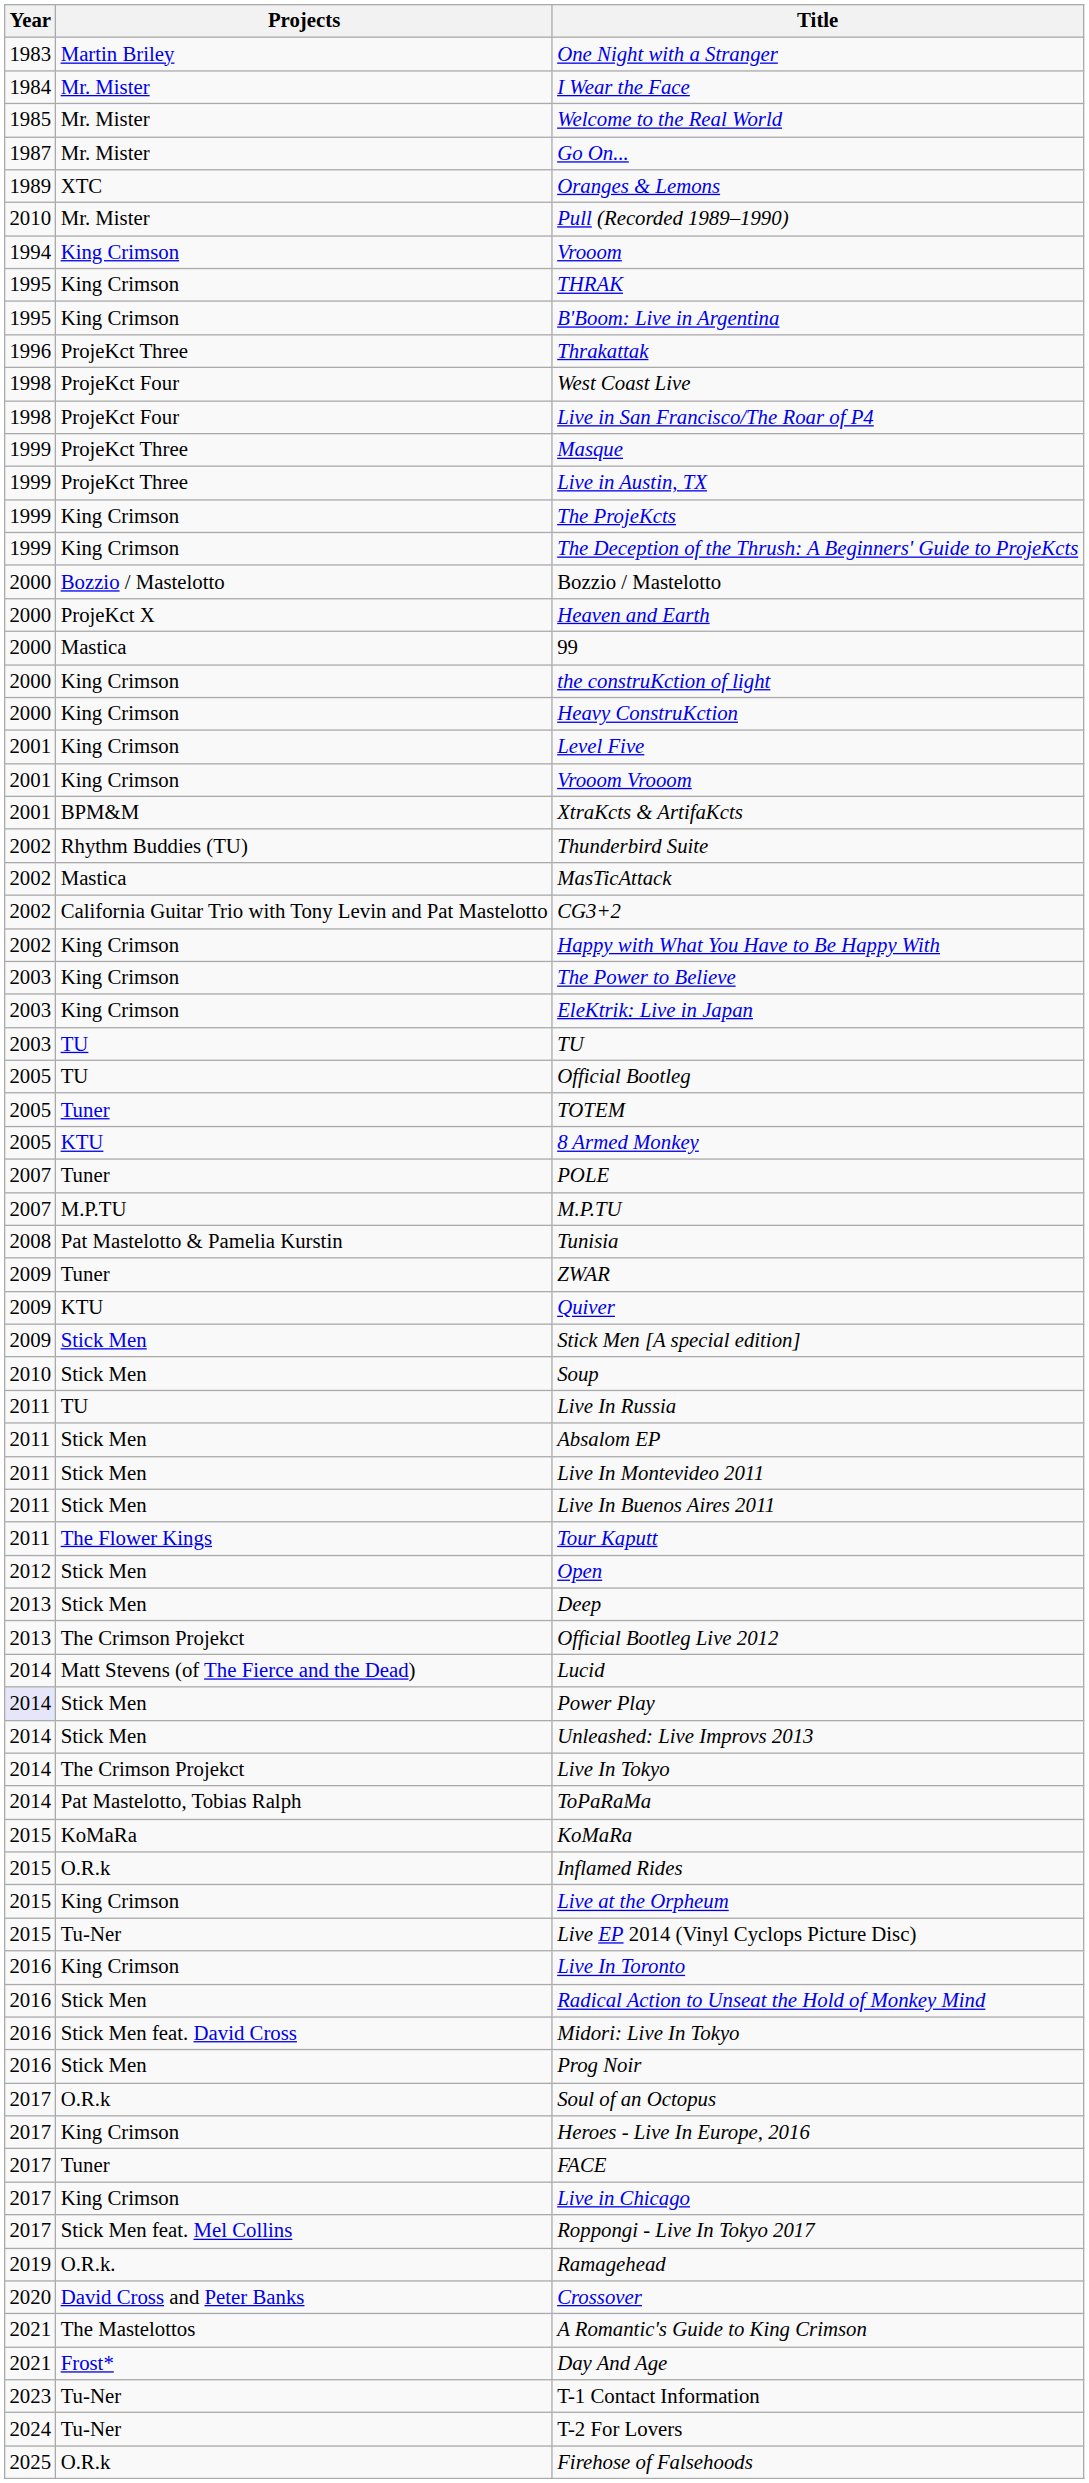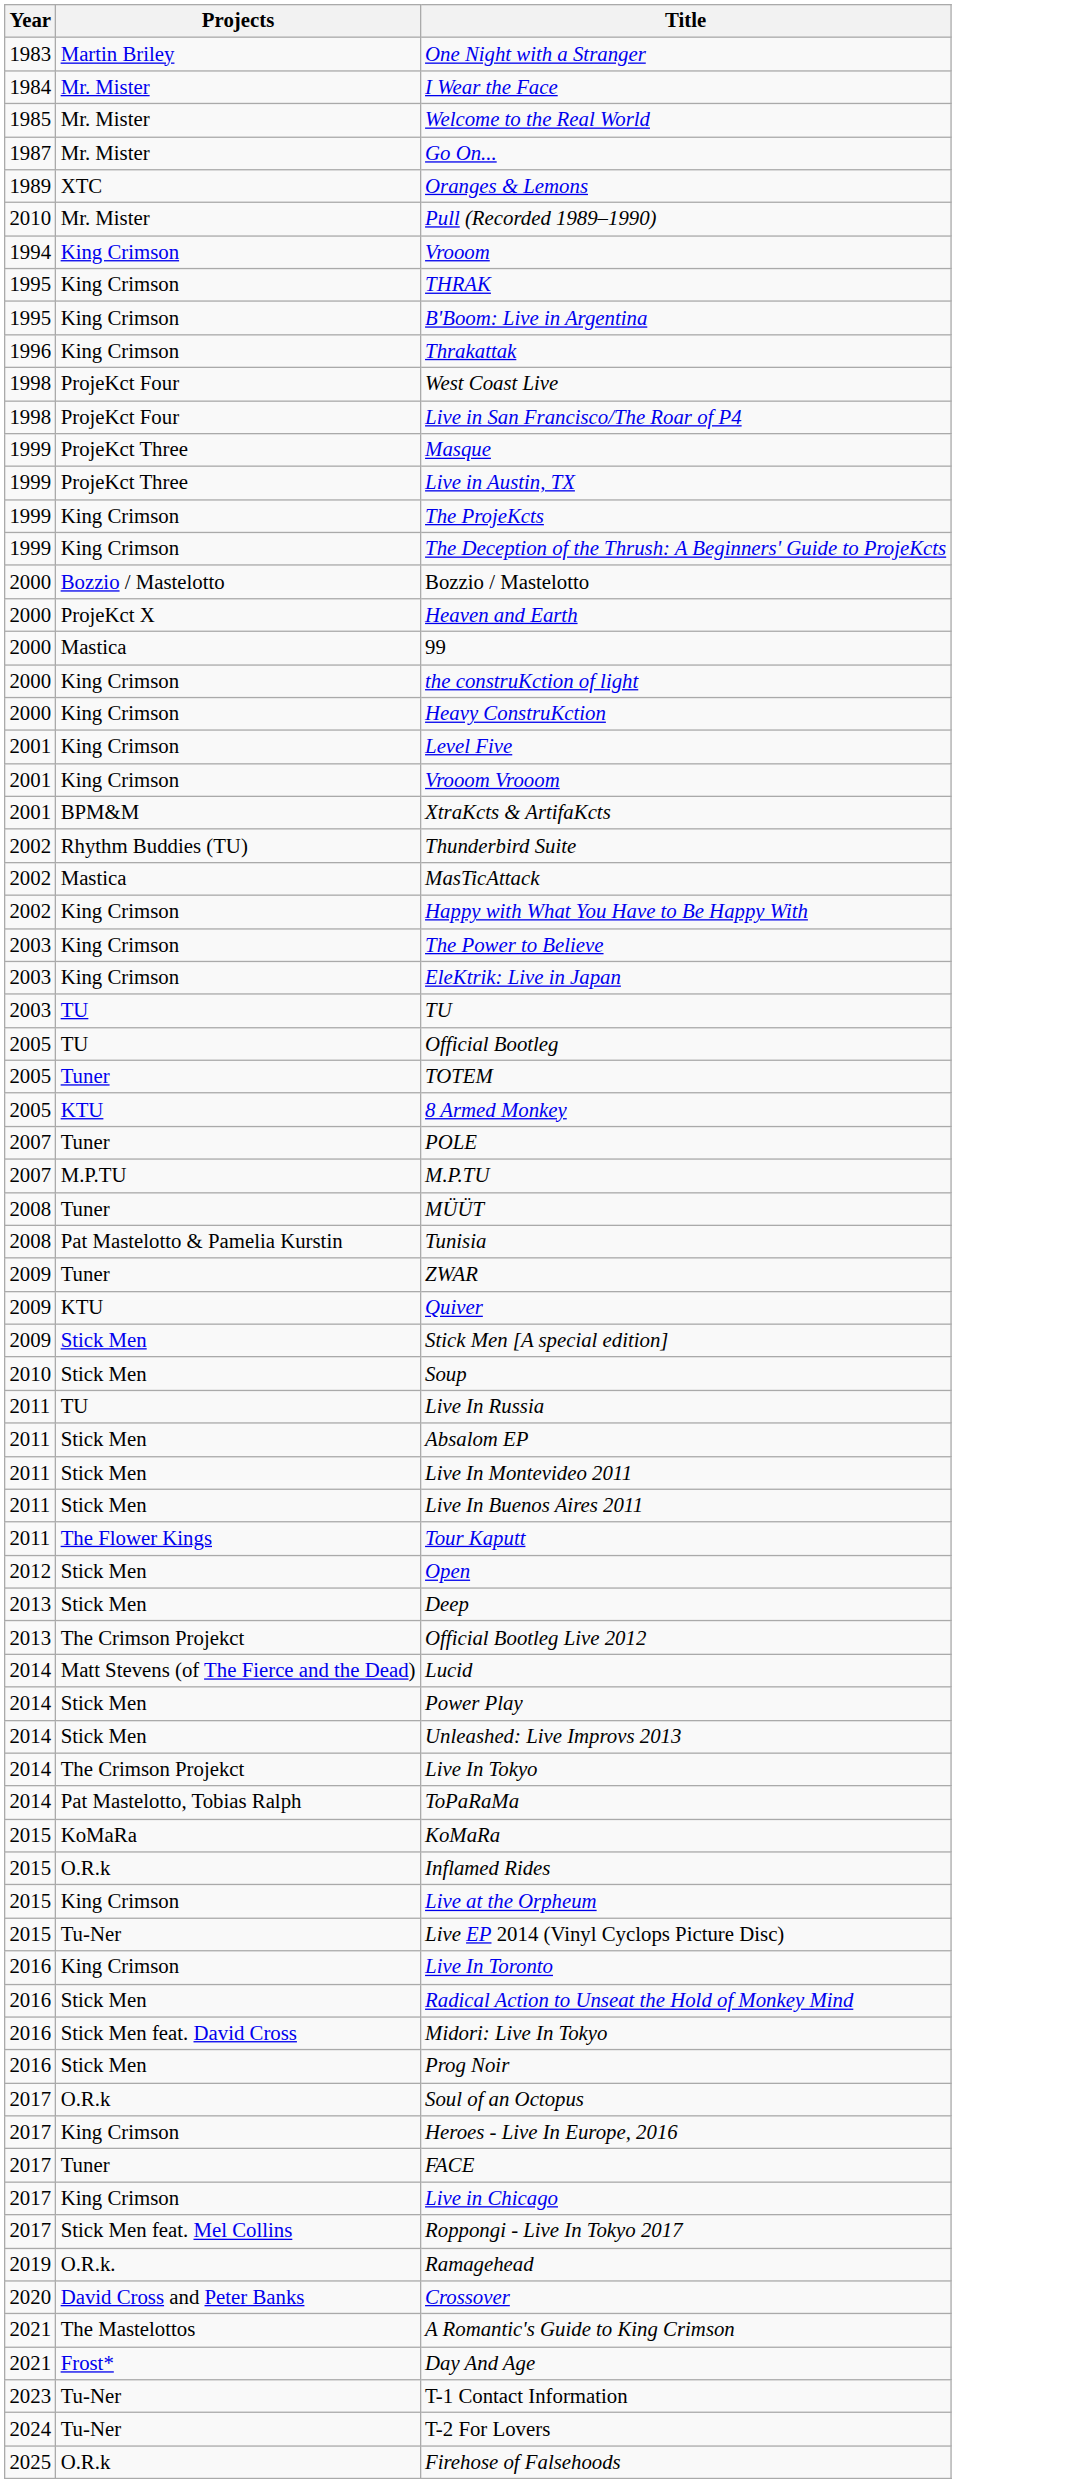(124, 350) ProjeKct Three -> (120, 350) King Crimson
- row: (589, 911)
+ row: (455, 1208)
(30, 1703) lavender background -> (30, 1703) no background
